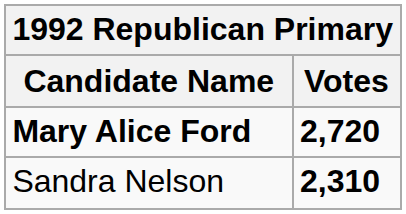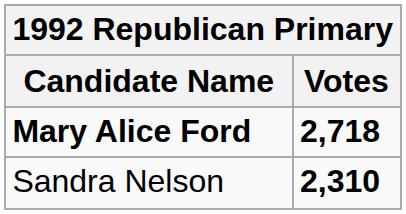(340, 131) 2,720 -> (340, 131) 2,718
